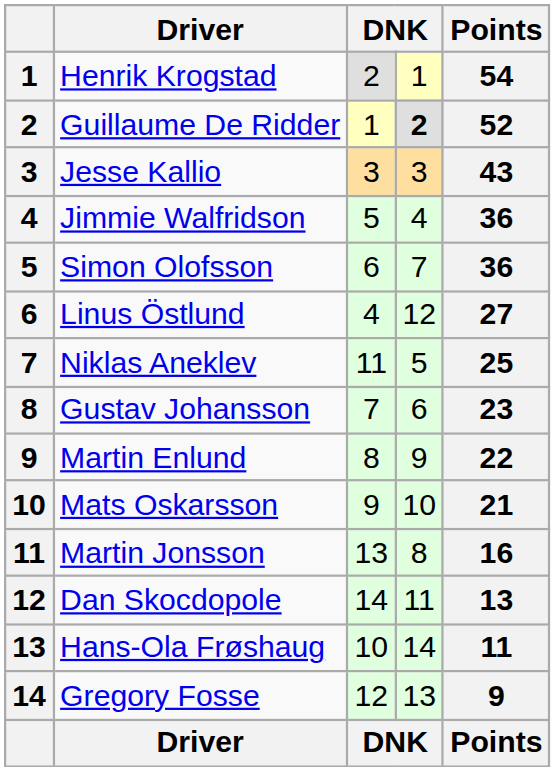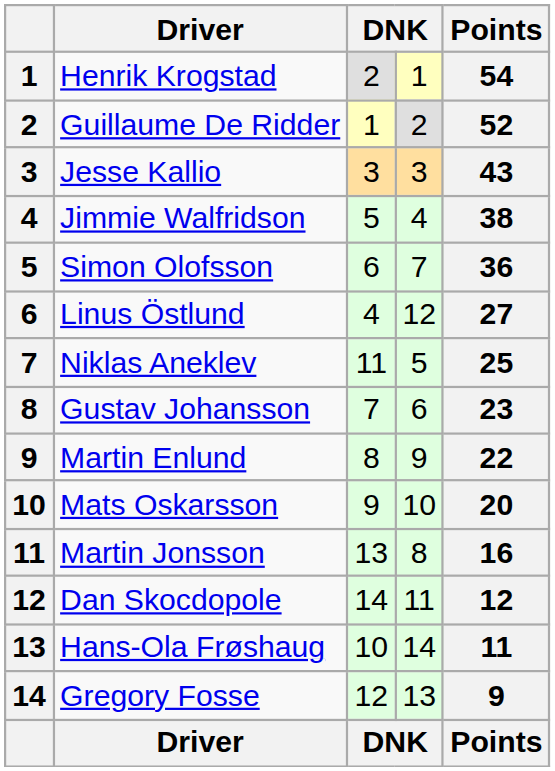(419, 124) bold -> (419, 124) normal
(496, 219) 36 -> (496, 219) 38
(496, 504) 21 -> (496, 504) 20
(496, 600) 13 -> (496, 600) 12
